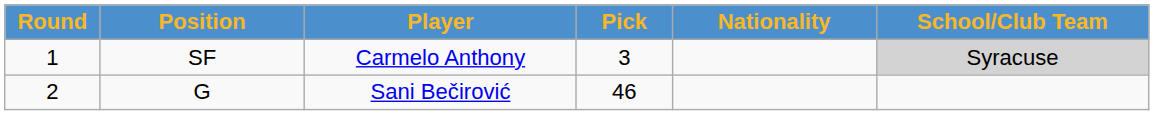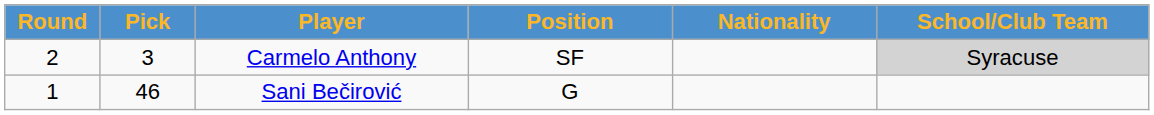columns swapped: (624, 22) <-> (202, 22)
(52, 57) 1 -> (52, 57) 2
(52, 92) 2 -> (52, 92) 1
